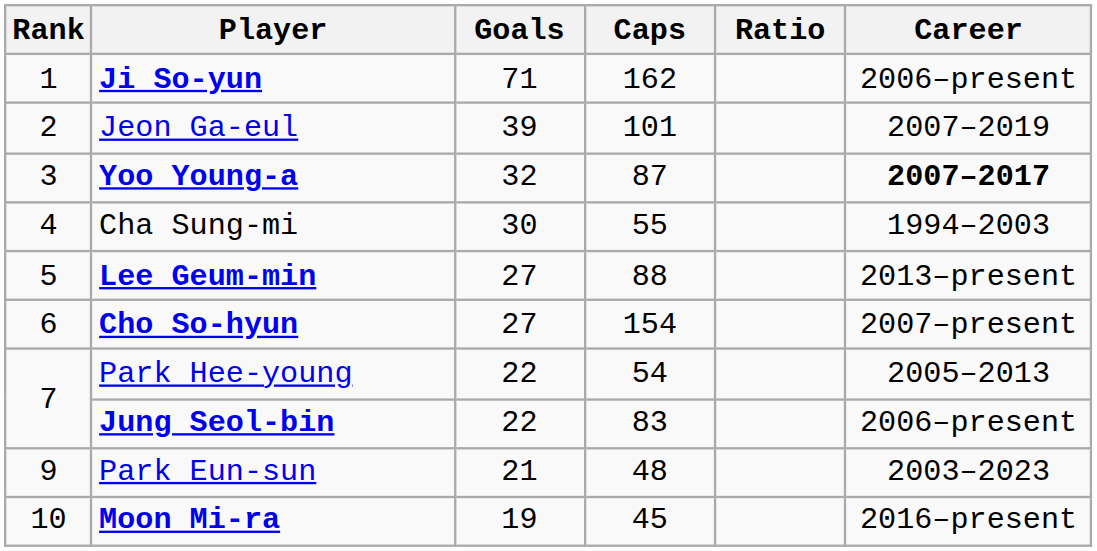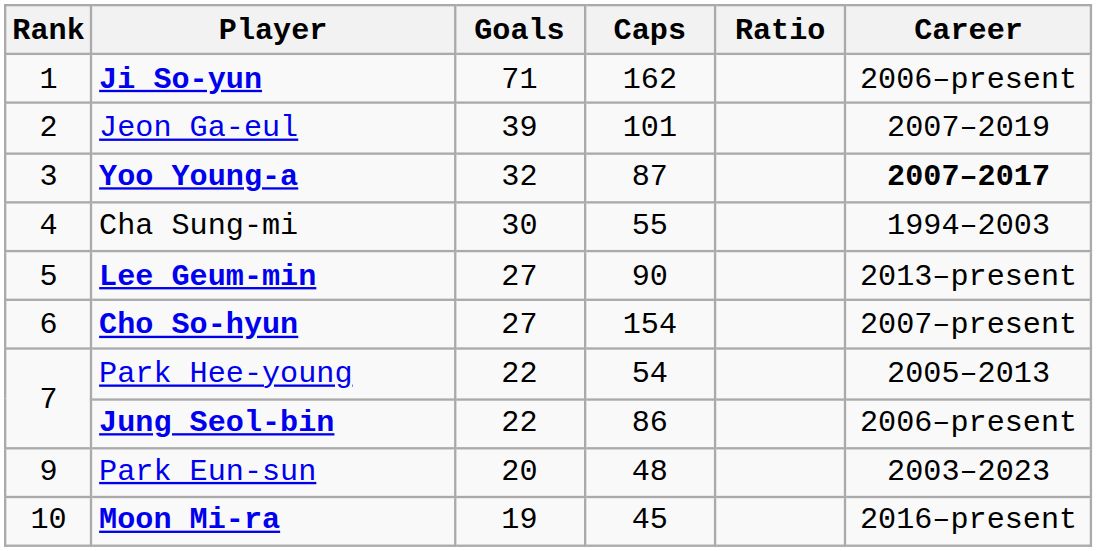(650, 276) 88 -> (650, 276) 90
(650, 423) 83 -> (650, 423) 86
(519, 472) 21 -> (519, 472) 20
